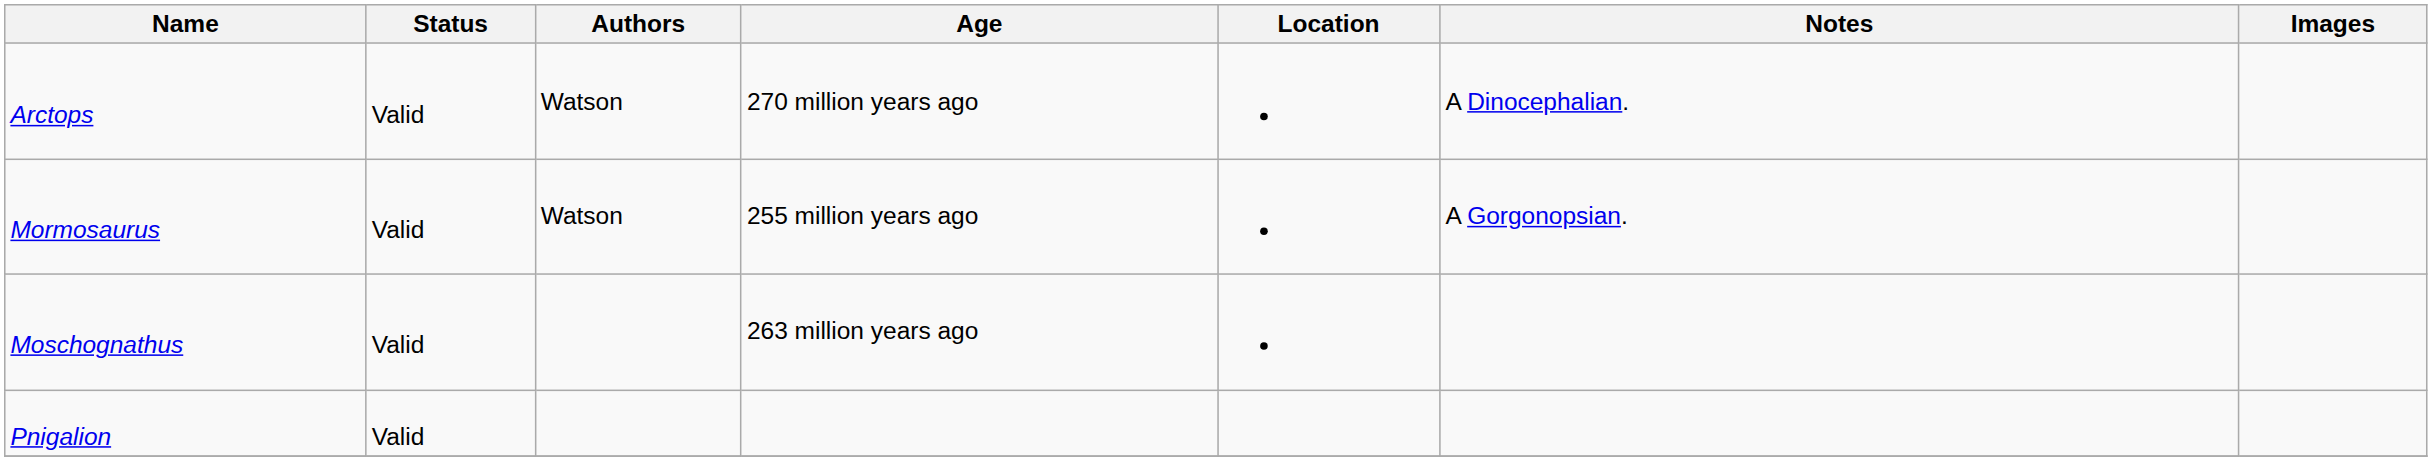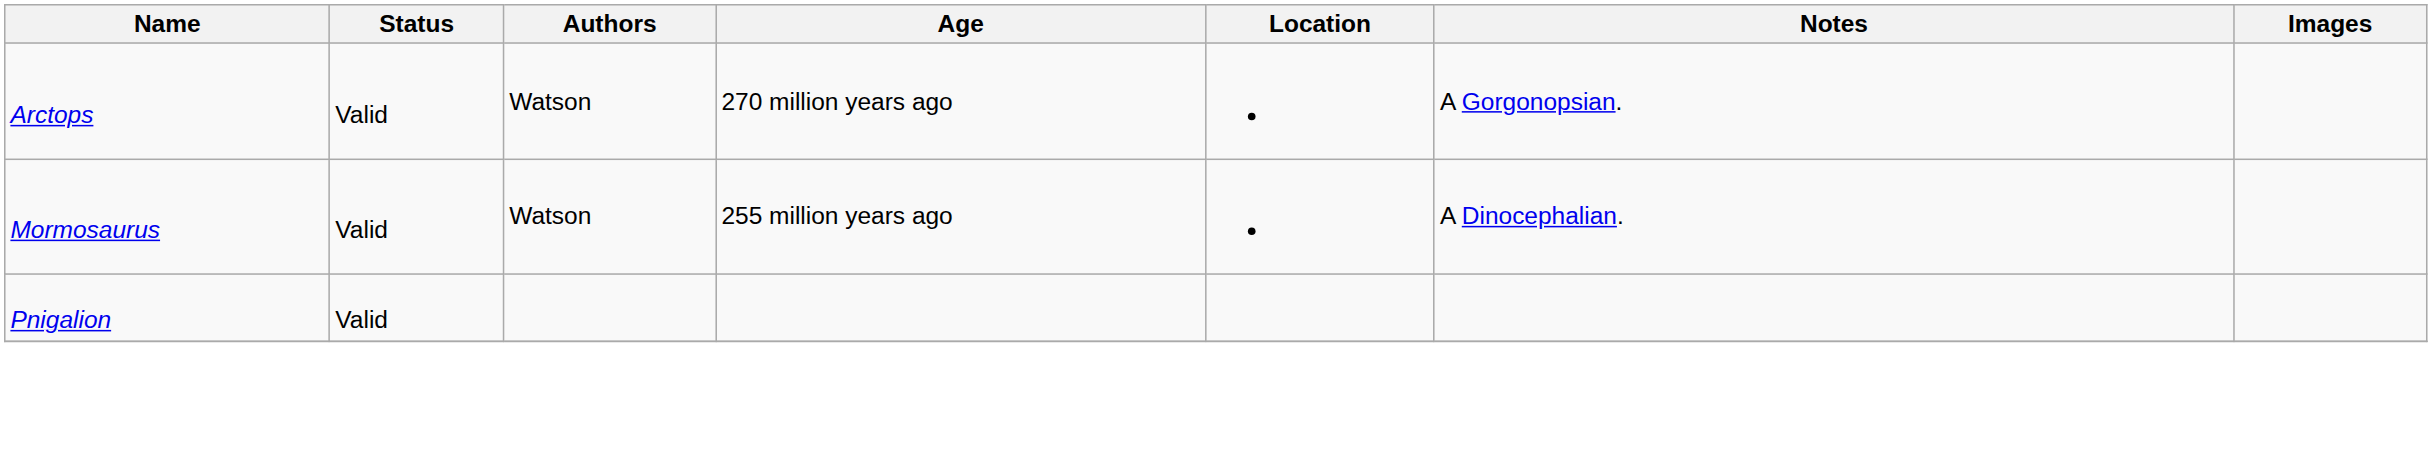(1537, 100) A Dinocephalian. -> (1531, 100) A Gorgonopsian.
(1537, 216) A Gorgonopsian. -> (1532, 216) A Dinocephalian.
- row: (97, 345)
